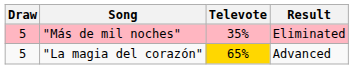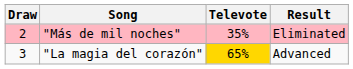(23, 34) 5 -> (23, 34) 2
(23, 54) 5 -> (23, 54) 3
